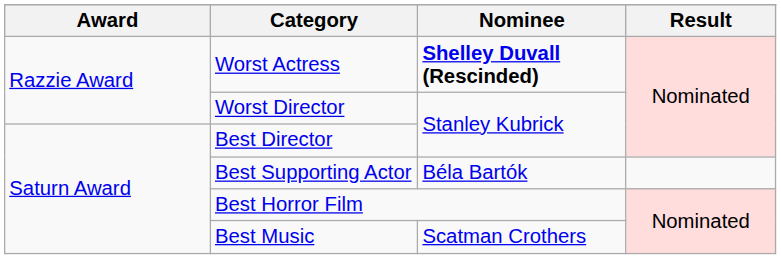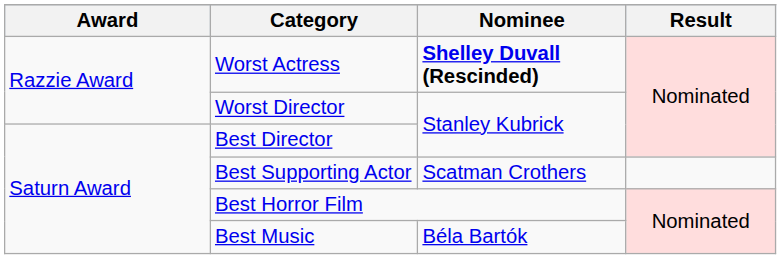(475, 172) Béla Bartók -> (504, 172) Scatman Crothers
(504, 236) Scatman Crothers -> (475, 236) Béla Bartók
